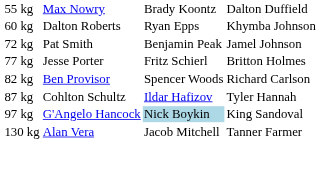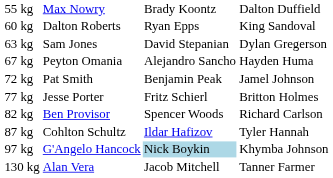(271, 26) Khymba Johnson -> (277, 26) King Sandoval
+ row: (19, 43)
+ row: (19, 61)
(265, 114) King Sandoval -> (284, 149) Khymba Johnson
